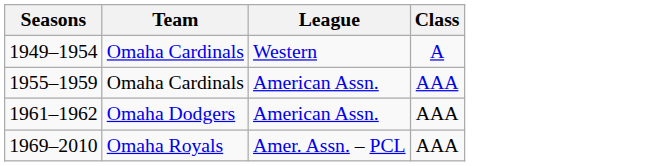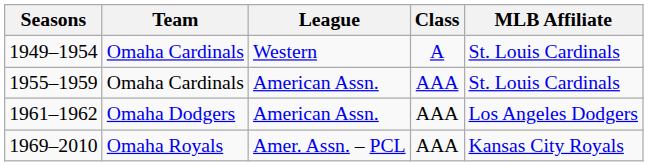+ column: (553, 20)
